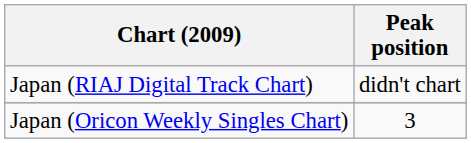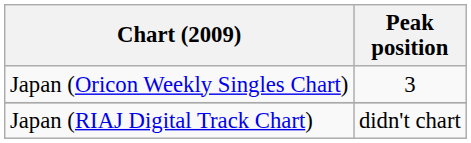rows swapped: (179, 120) <-> (161, 84)
